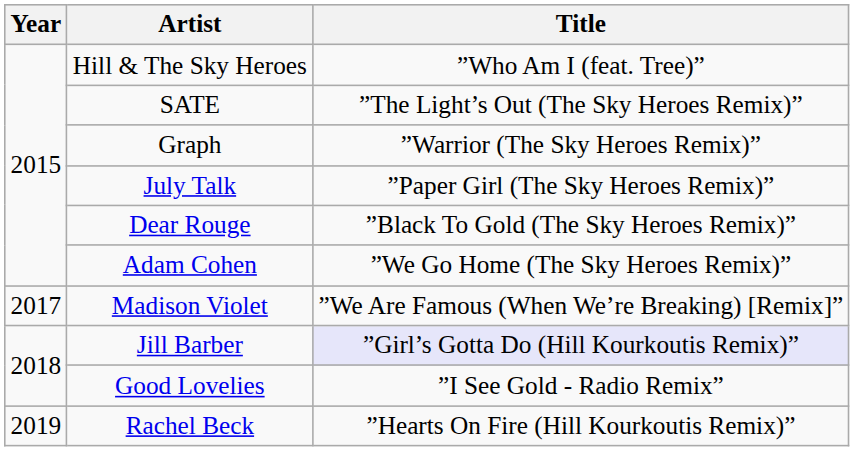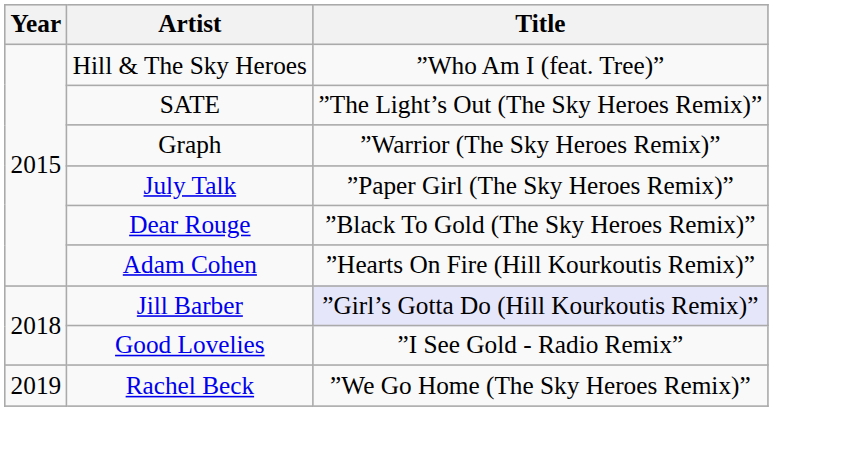(581, 265) ”We Go Home (The Sky Heroes Remix)” -> (540, 265) ”Hearts On Fire (Hill Kourkoutis Remix)”
- row: (190, 305)
(581, 425) ”Hearts On Fire (Hill Kourkoutis Remix)” -> (540, 385) ”We Go Home (The Sky Heroes Remix)”
